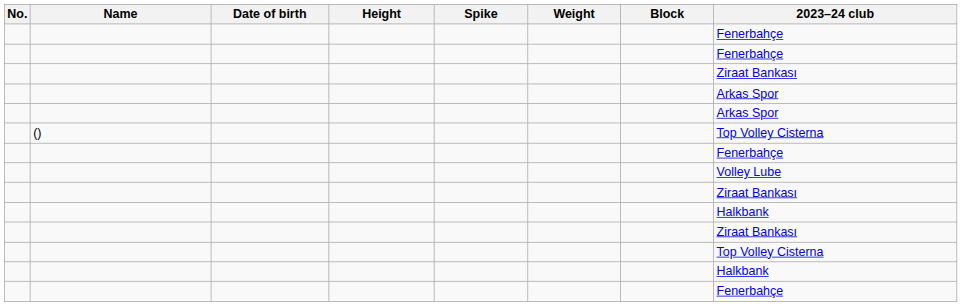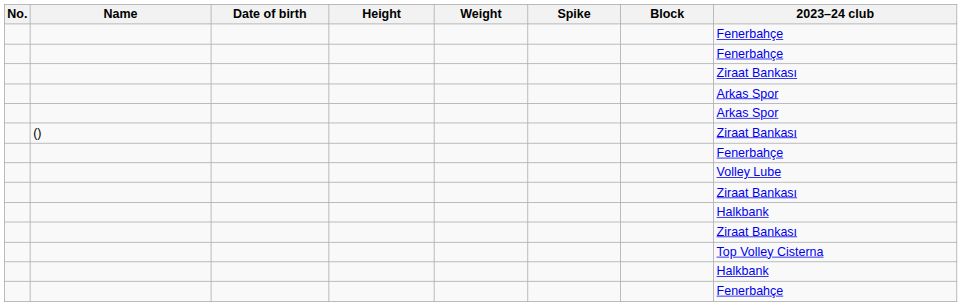columns swapped: (574, 14) <-> (481, 14)
(770, 133) Top Volley Cisterna -> (757, 133) Ziraat Bankası
